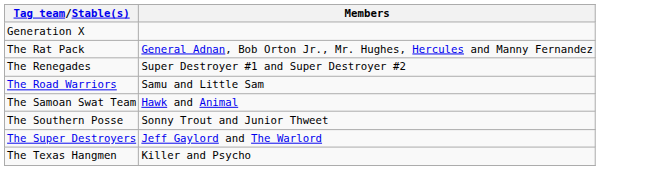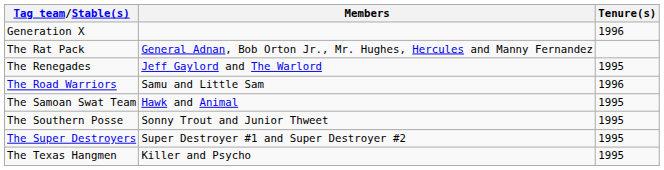+ column: (627, 13)
(274, 67) Super Destroyer #1 and Super Destroyer #2 -> (232, 67) Jeff Gaylord and The Warlord
(232, 138) Jeff Gaylord and The Warlord -> (274, 138) Super Destroyer #1 and Super Destroyer #2
